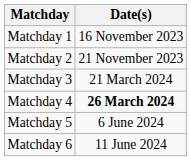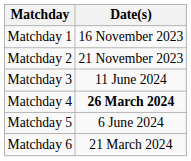(131, 79) 21 March 2024 -> (131, 79) 11 June 2024
(131, 144) 11 June 2024 -> (131, 144) 21 March 2024
